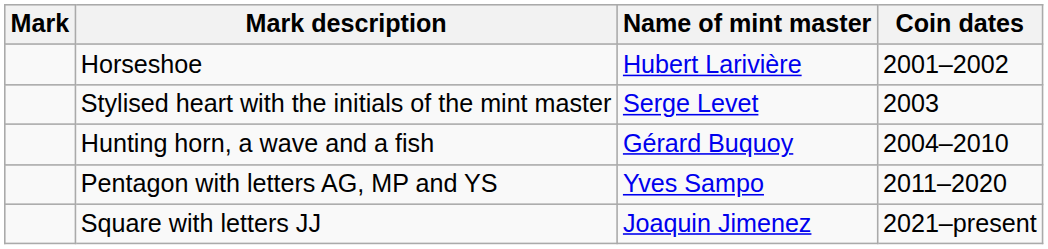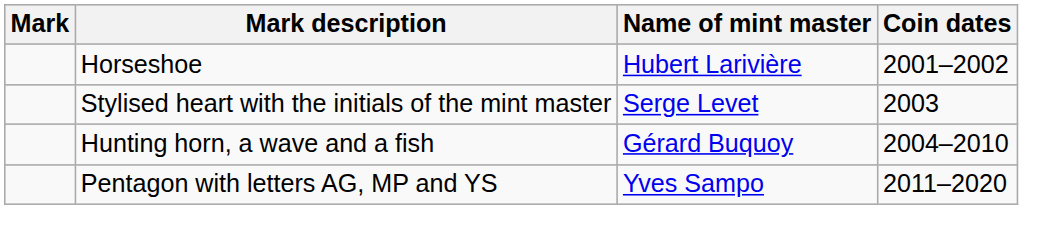- row: (201, 223)
